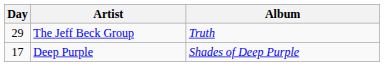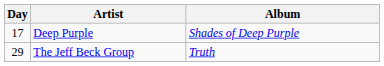rows swapped: (63, 52) <-> (84, 33)
